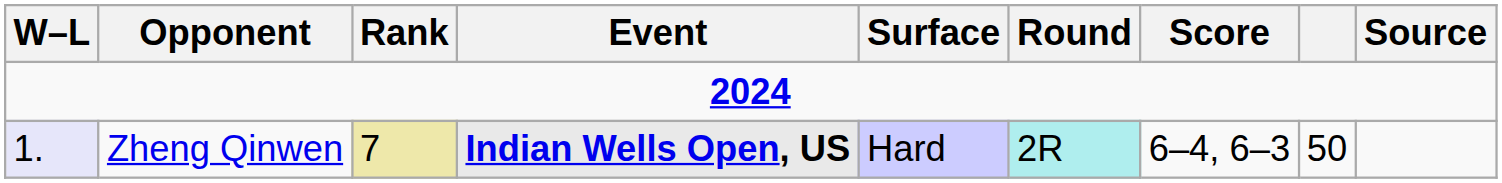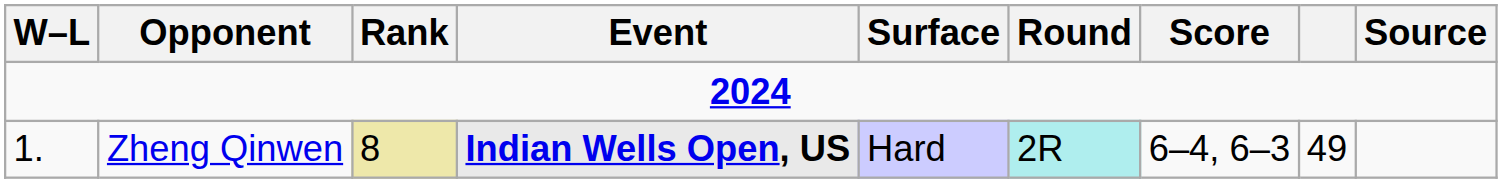(29, 148) lavender background -> (29, 148) no background
(370, 148) 7 -> (370, 148) 8
(1327, 148) 50 -> (1327, 148) 49
